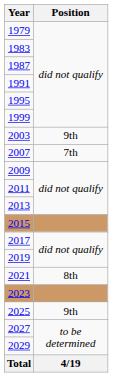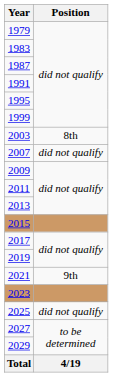(71, 135) 9th -> (71, 135) 8th
(71, 153) 7th -> (71, 153) did not qualify
(71, 275) 8th -> (71, 275) 9th
(71, 310) 9th -> (71, 310) did not qualify
